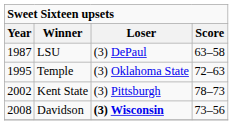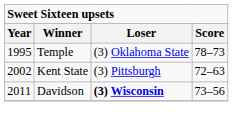- row: (49, 52)
(210, 71) 72–63 -> (210, 52) 78–73
(210, 91) 78–73 -> (210, 71) 72–63
(19, 110) 2008 -> (19, 91) 2011
